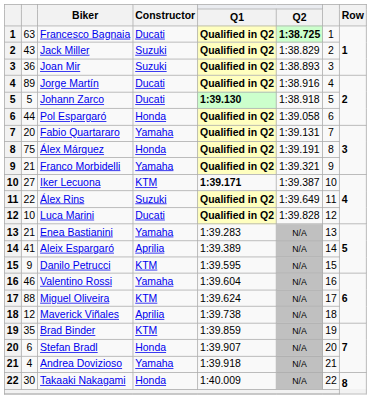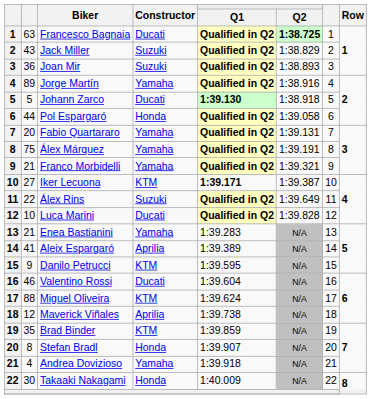(150, 83) Ducati -> (154, 83) Yamaha
(151, 149) Honda -> (154, 149) Yamaha
(154, 281) Yamaha -> (150, 281) Ducati
(29, 347) 6 -> (29, 347) 8
